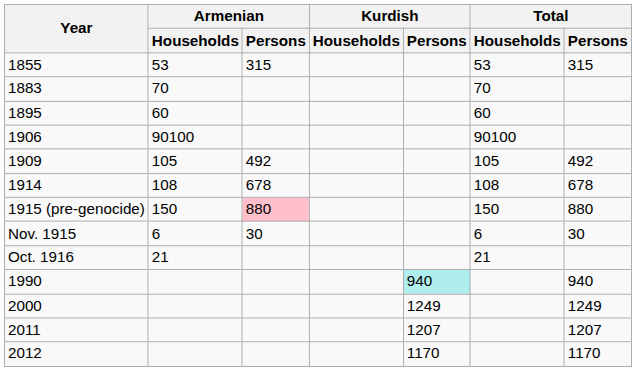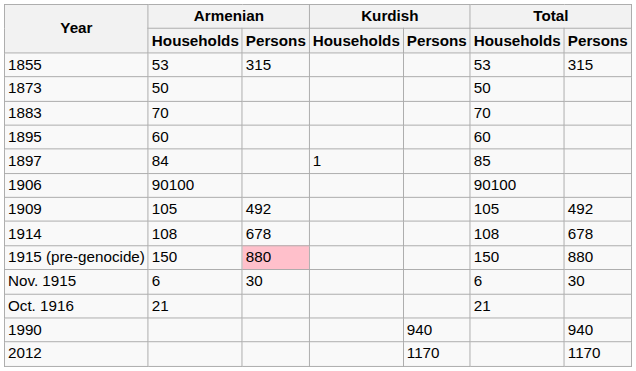+ row: (25, 88)
+ row: (25, 161)
(420, 281) paleturquoise background -> (420, 329) no background
- row: (25, 305)
- row: (24, 329)
